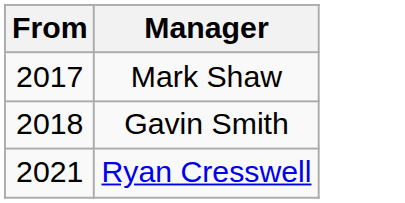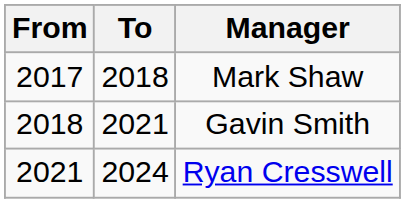+ column: (135, 28)
